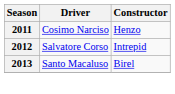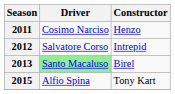(75, 64) no background -> (75, 64) lightgreen background
+ row: (22, 81)
